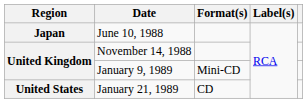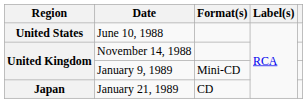(49, 32) Japan -> (49, 32) United States
(49, 88) United States -> (49, 88) Japan
